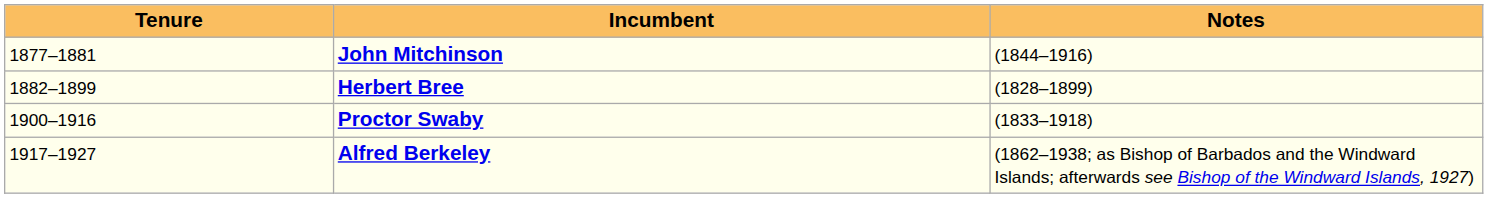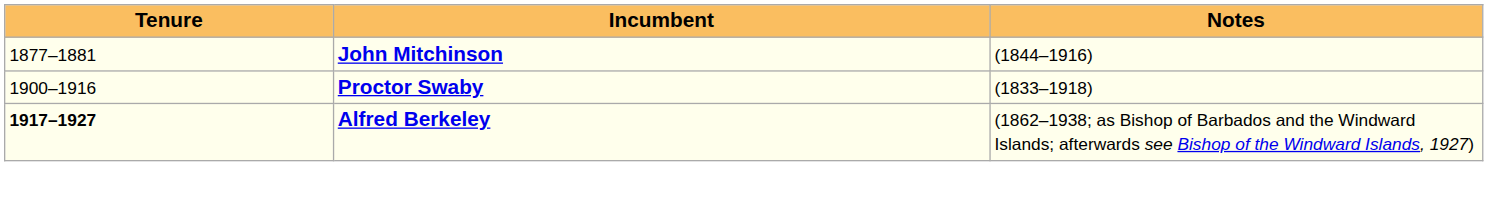- row: (401, 86)
(53, 154) normal -> (53, 119) bold
